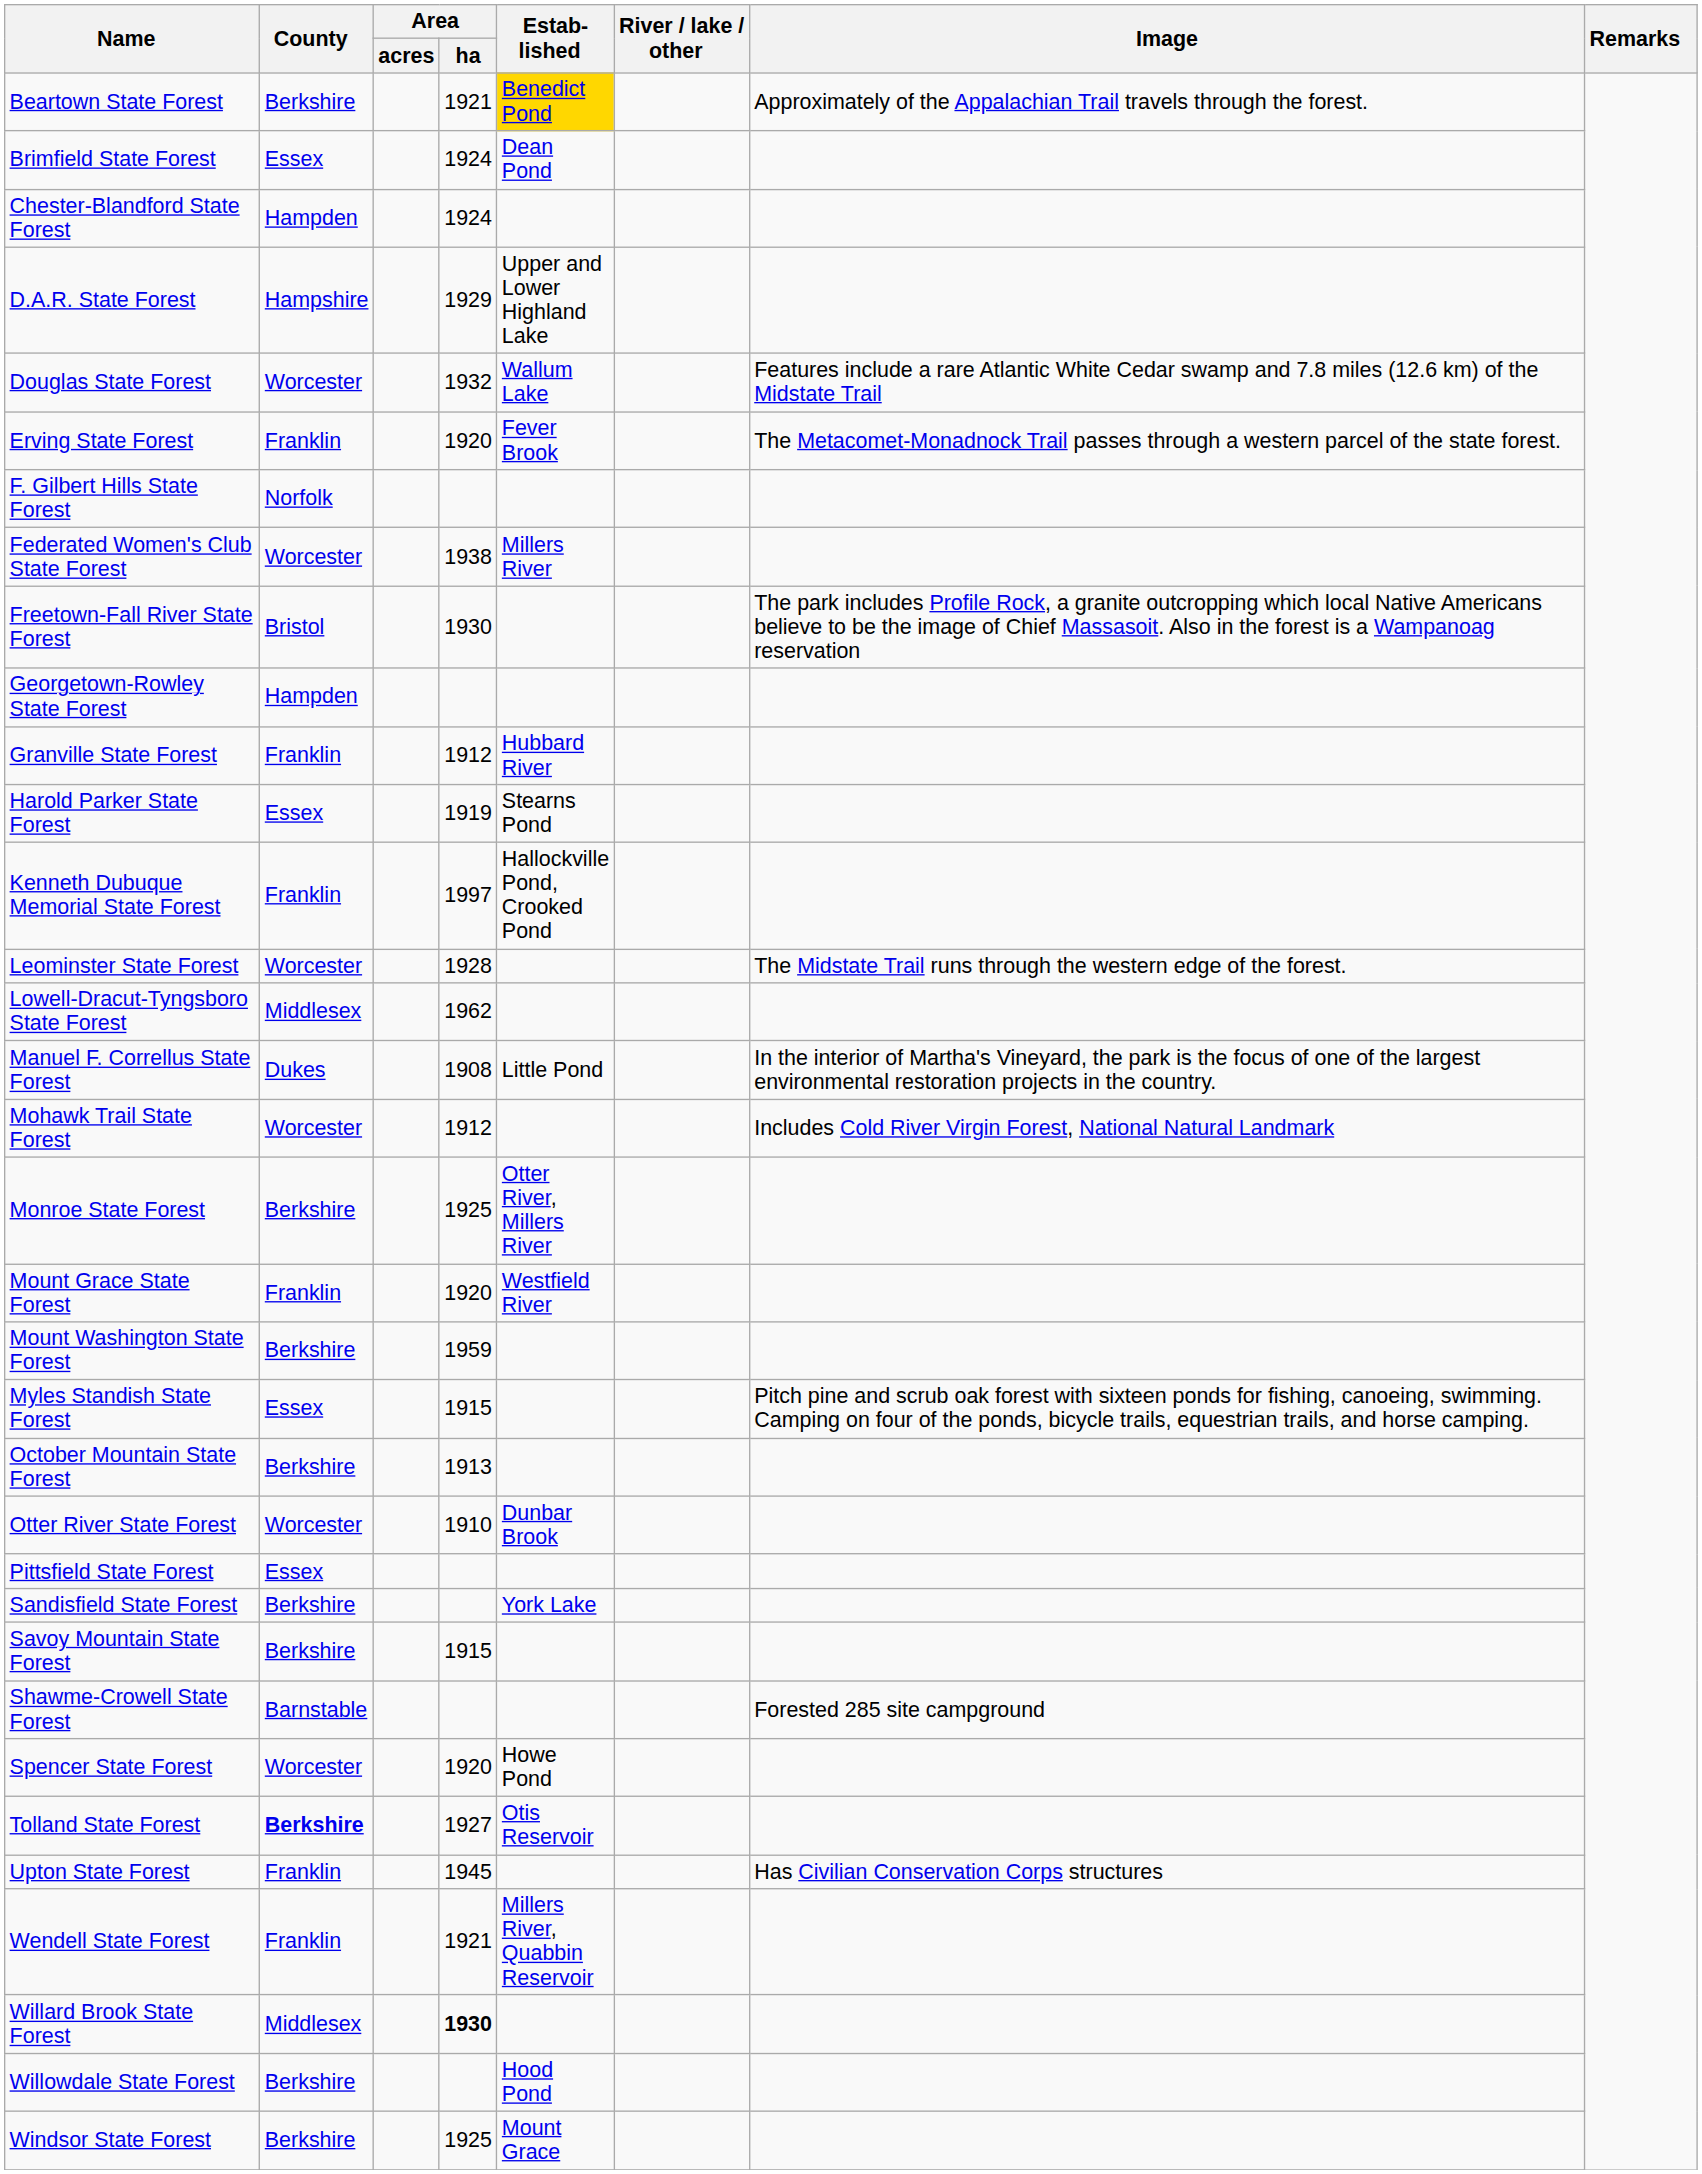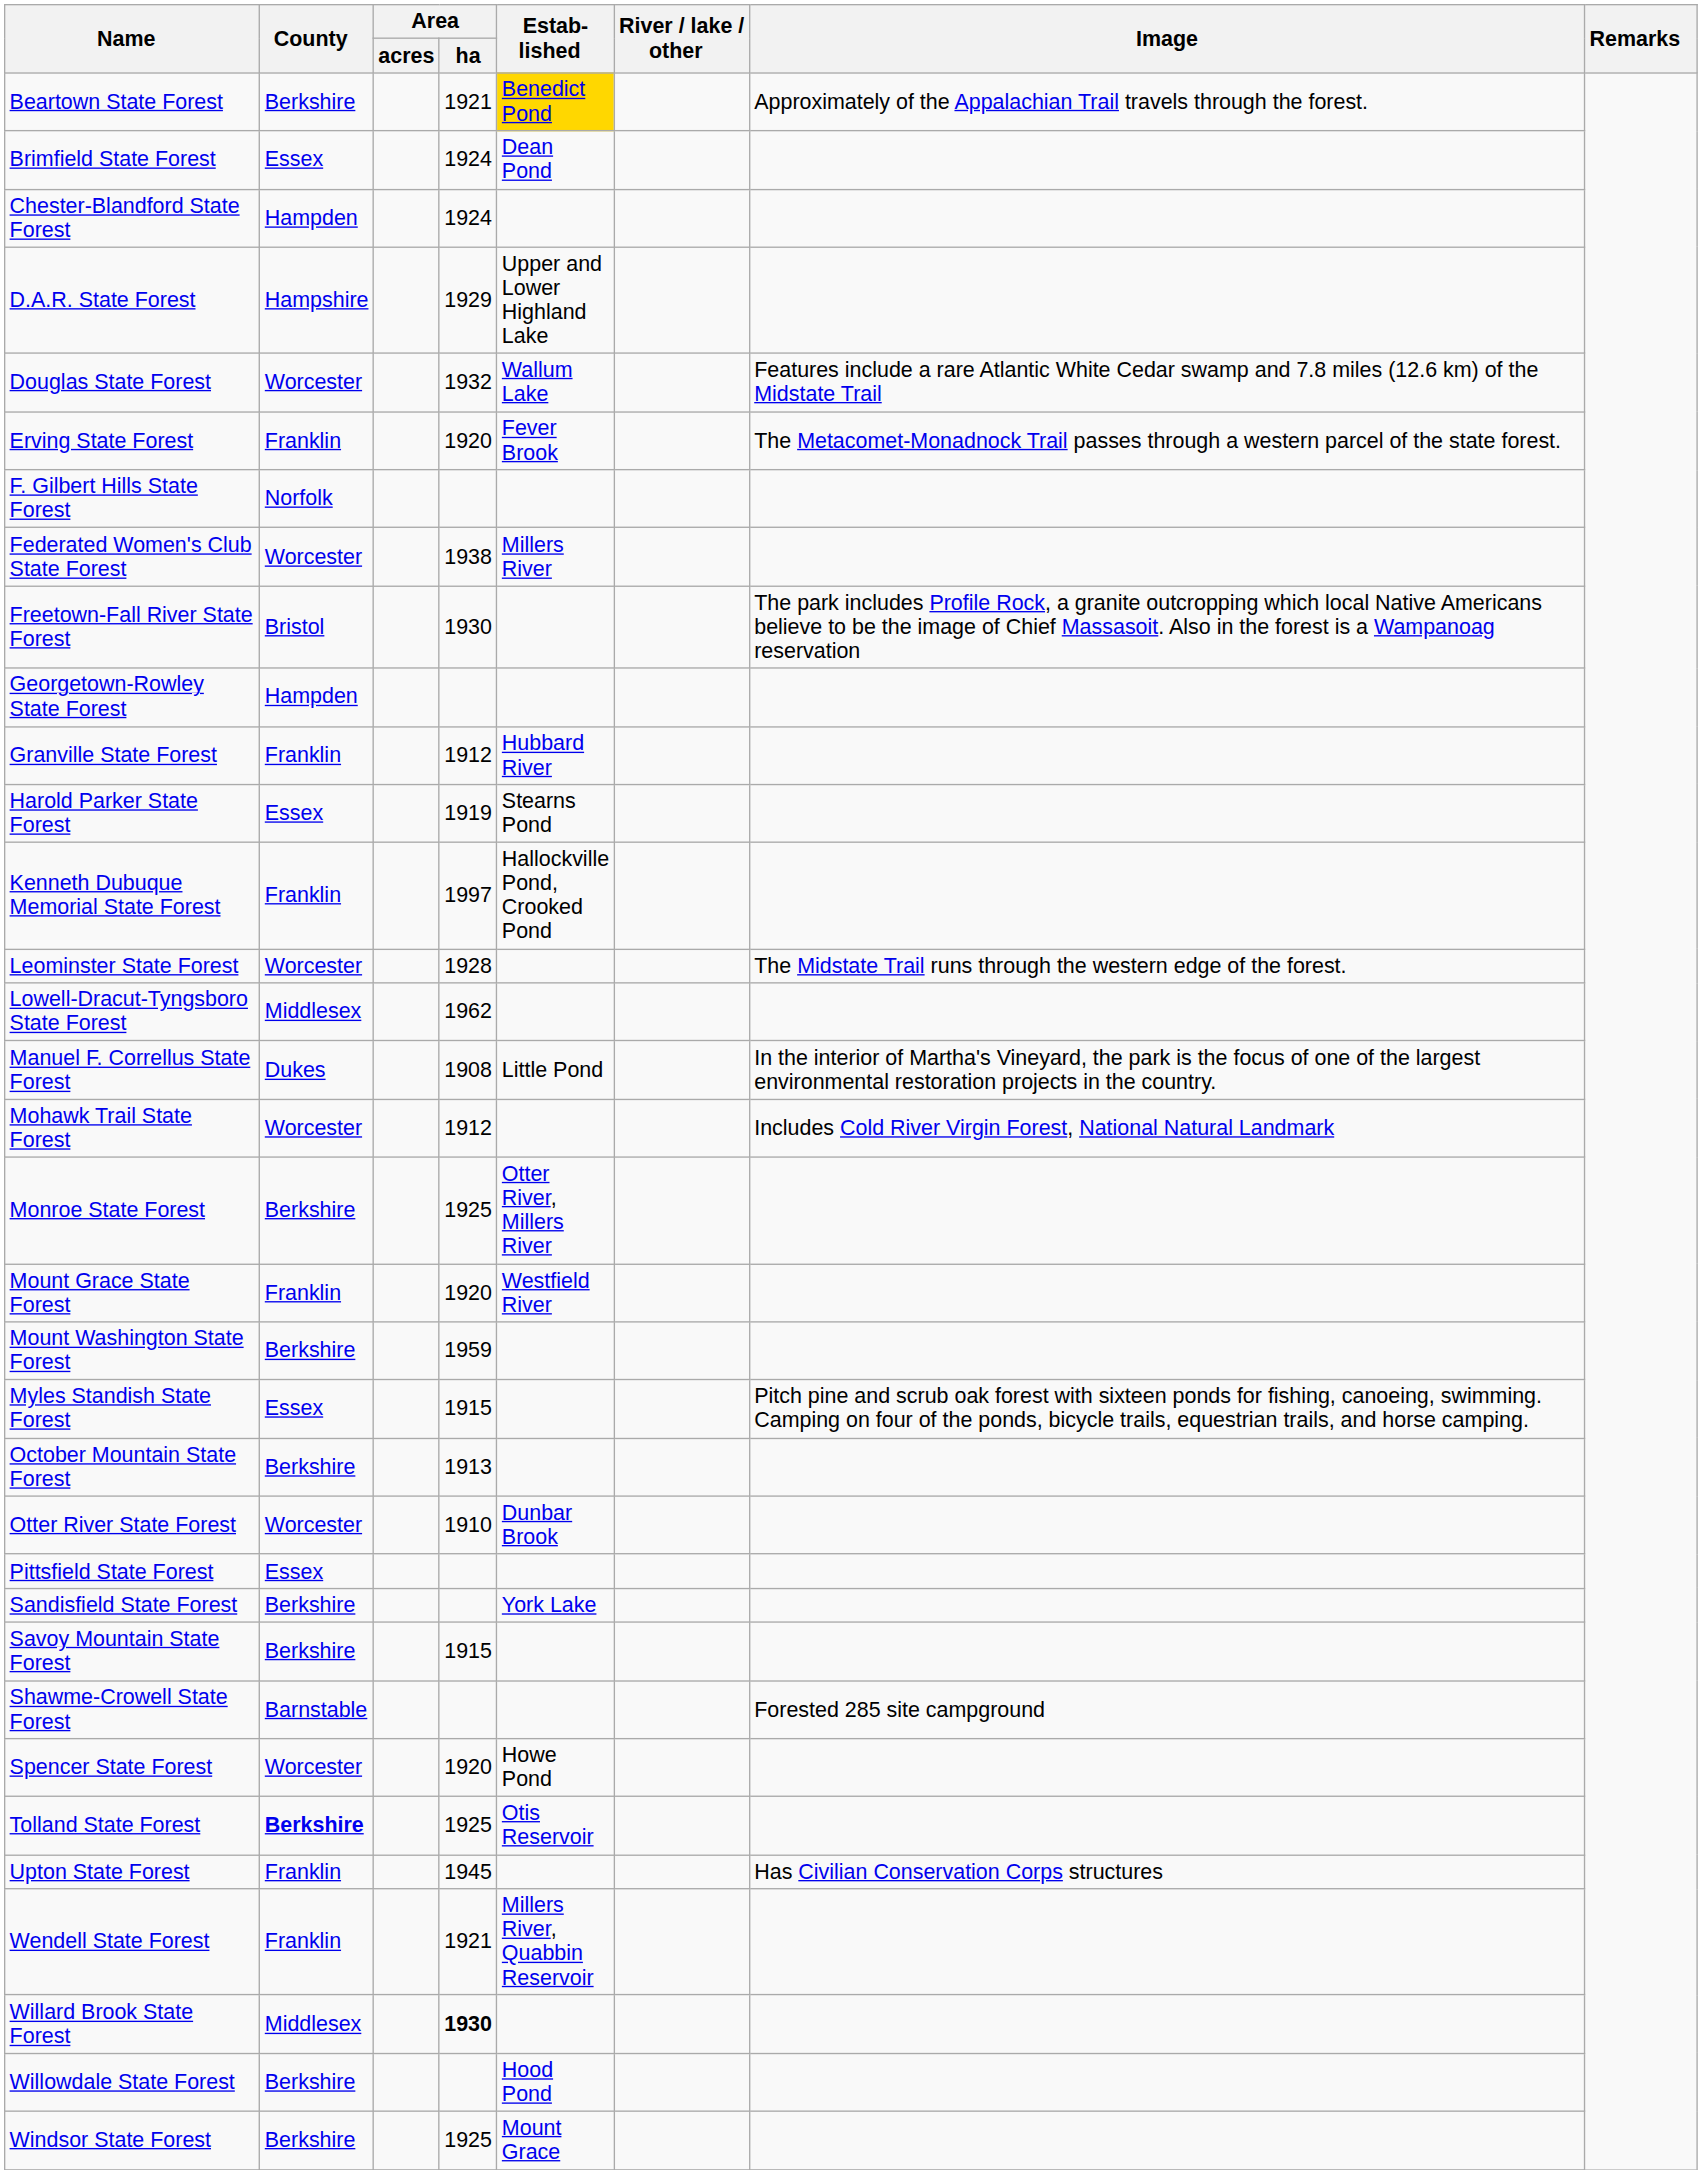(468, 1825) 1927 -> (468, 1825) 1925
